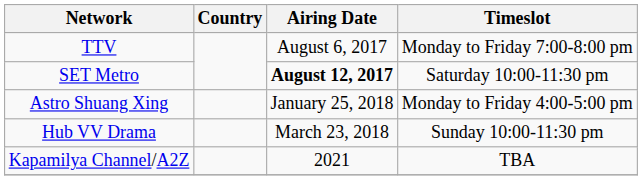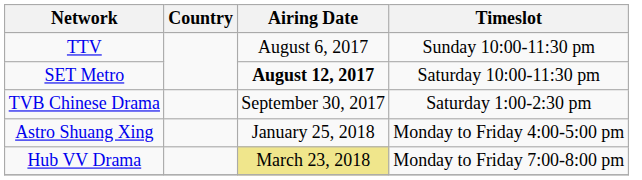(517, 47) Monday to Friday 7:00-8:00 pm -> (509, 47) Sunday 10:00-11:30 pm
+ row: (84, 103)
(332, 132) no background -> (313, 160) khaki background
(517, 132) Sunday 10:00-11:30 pm -> (509, 160) Monday to Friday 7:00-8:00 pm
- row: (99, 160)
